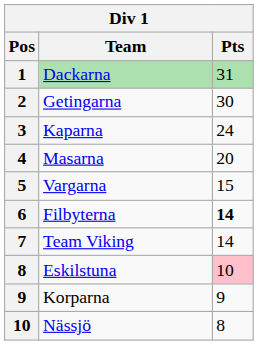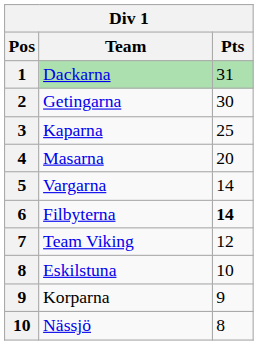(225, 130) 24 -> (225, 130) 25
(225, 185) 15 -> (225, 185) 14
(225, 241) 14 -> (225, 241) 12
(225, 269) pink background -> (225, 269) no background
